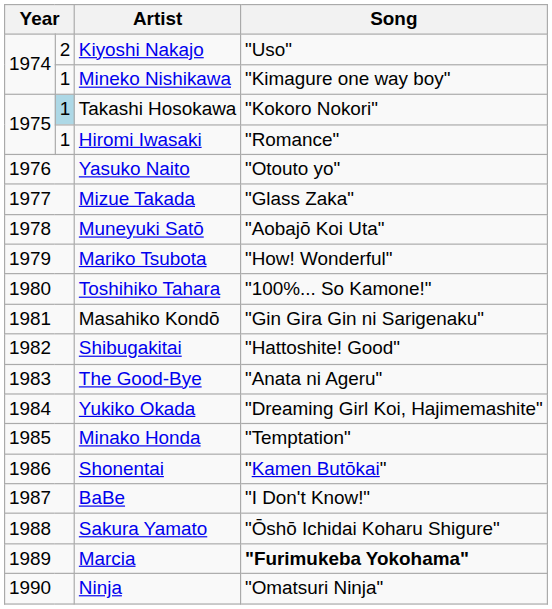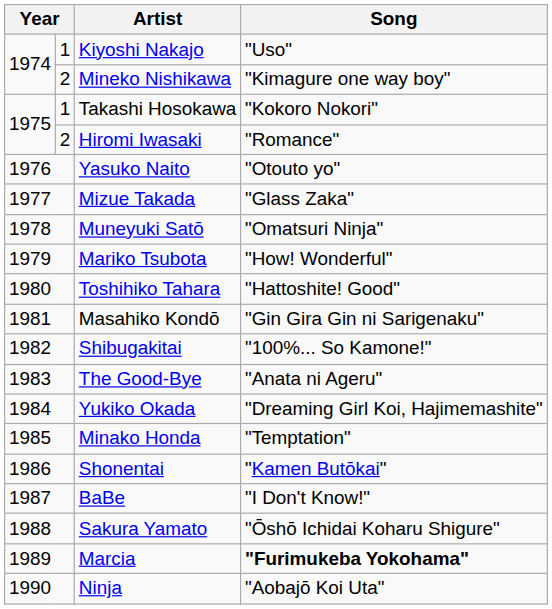(65, 49) 2 -> (65, 49) 1
(65, 79) 1 -> (65, 79) 2
(65, 109) lightblue background -> (65, 109) no background
(65, 139) 1 -> (65, 139) 2
(315, 229) "Aobajō Koi Uta" -> (314, 229) "Omatsuri Ninja"
(338, 288) "100%... So Kamone!" -> (323, 288) "Hattoshite! Good"
(323, 348) "Hattoshite! Good" -> (338, 348) "100%... So Kamone!"
(314, 588) "Omatsuri Ninja" -> (315, 588) "Aobajō Koi Uta"
